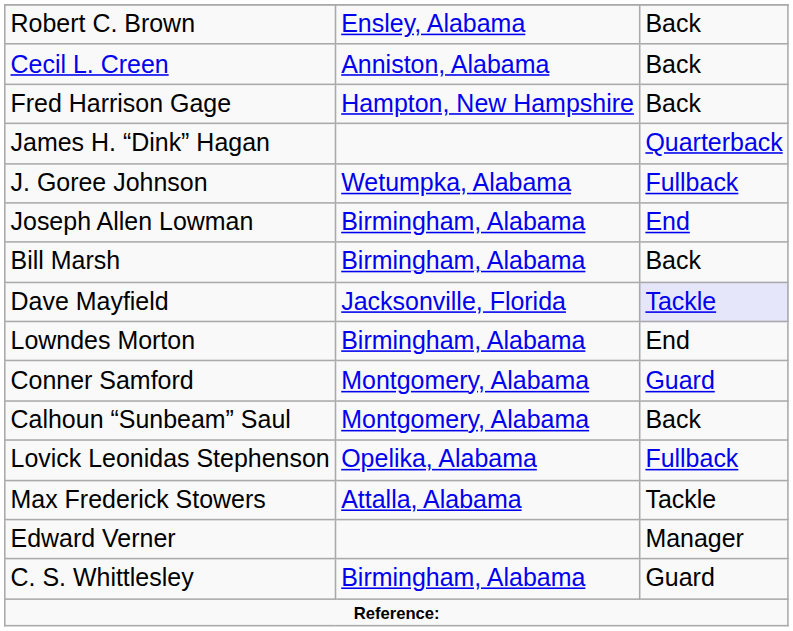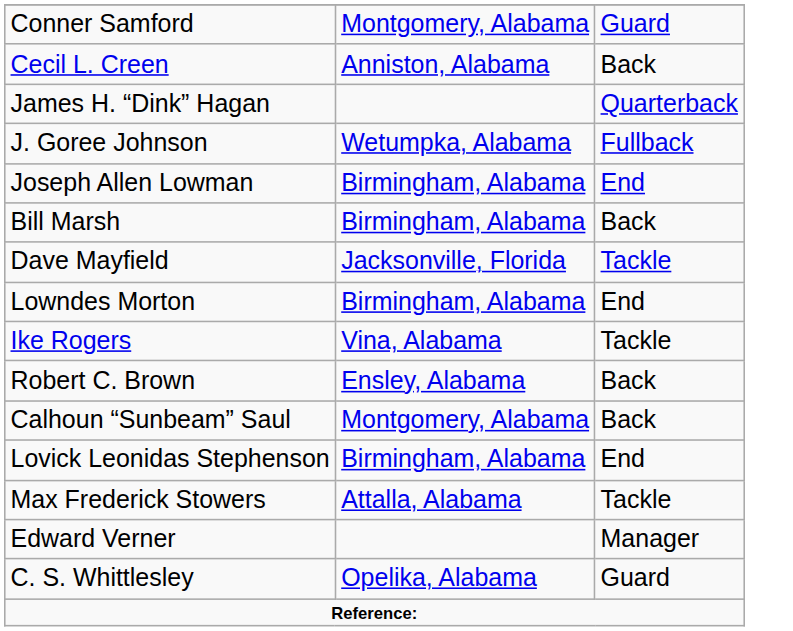rows swapped: (103, 24) <-> (102, 380)
- row: (121, 103)
(681, 301) lavender background -> (636, 261) no background
+ row: (71, 340)
(439, 459) Opelika, Alabama -> (463, 459) Birmingham, Alabama
(692, 459) Fullback -> (623, 459) End
(463, 578) Birmingham, Alabama -> (439, 578) Opelika, Alabama
